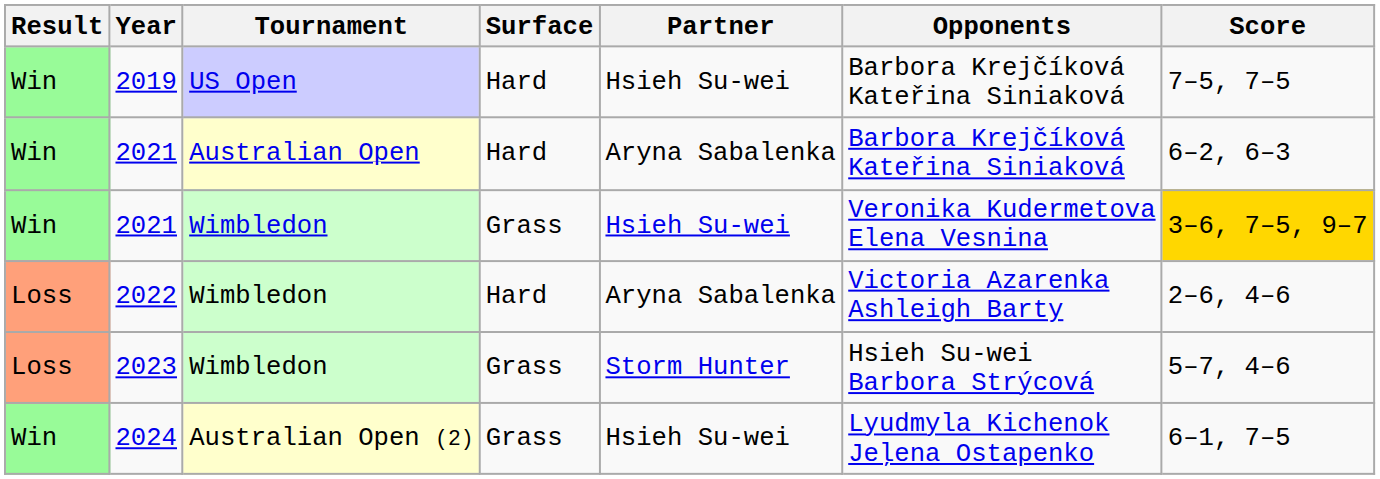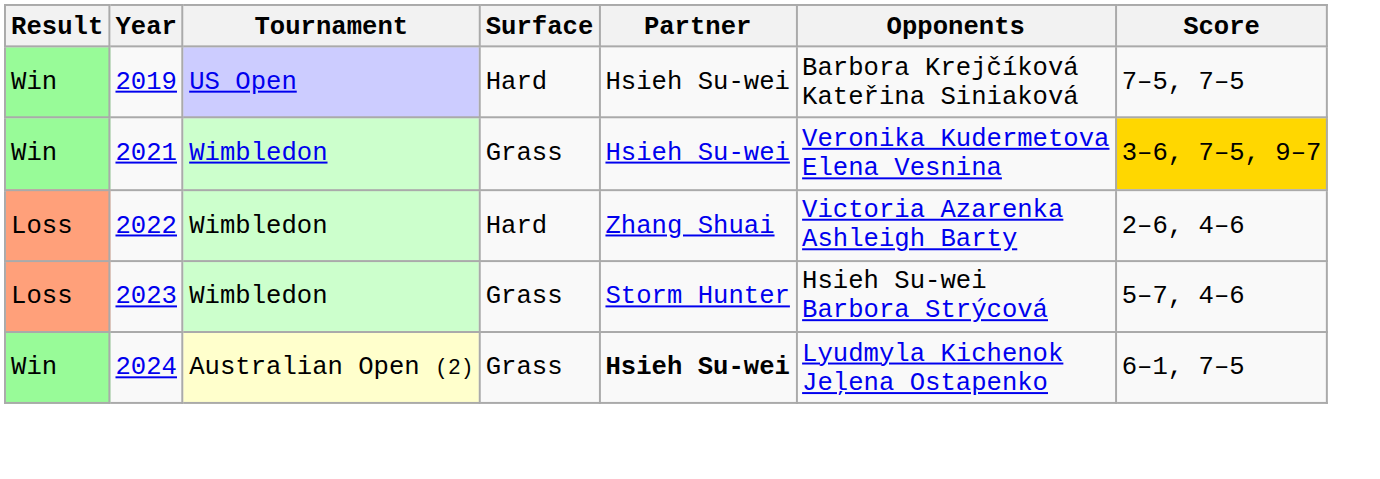- row: (146, 154)
(721, 296) Aryna Sabalenka -> (690, 225) Zhang Shuai
(698, 439) normal -> (698, 368) bold
